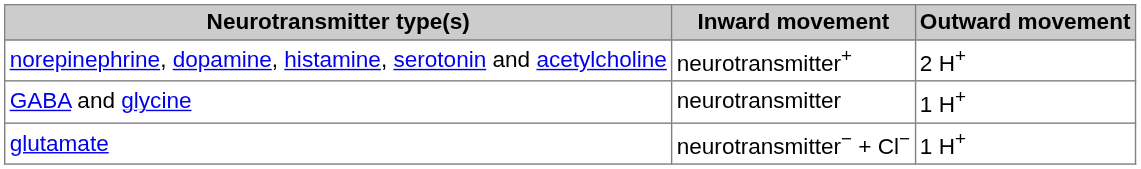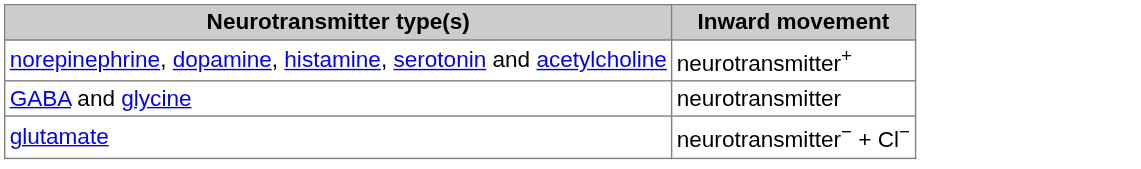- column: (1025, 22)
